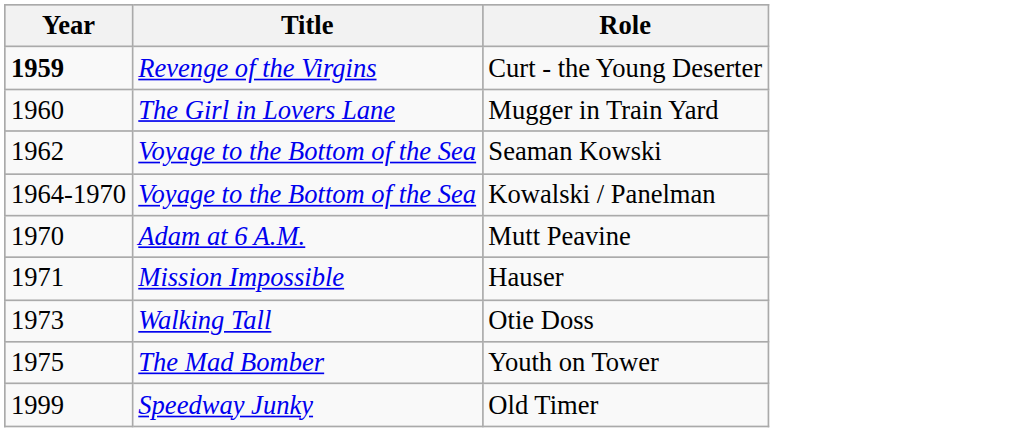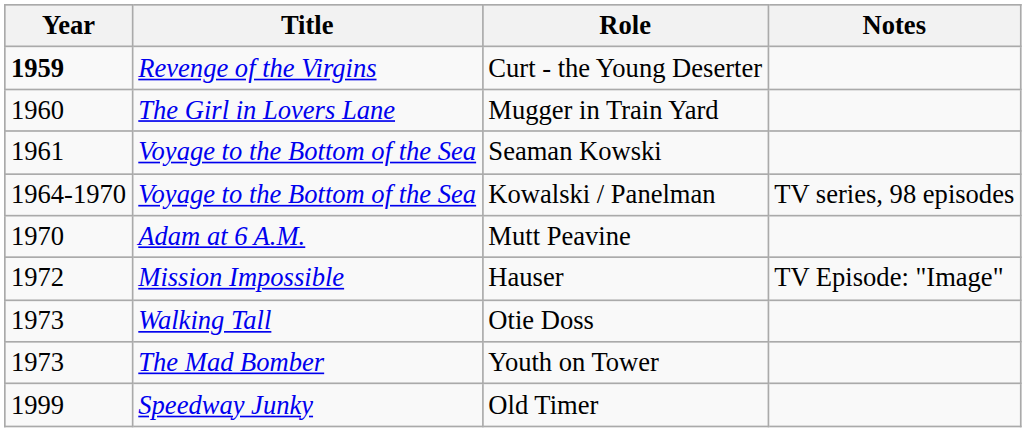+ column: (894, 25)
(38, 151) 1962 -> (38, 151) 1961
(38, 278) 1971 -> (38, 278) 1972
(38, 362) 1975 -> (38, 362) 1973
